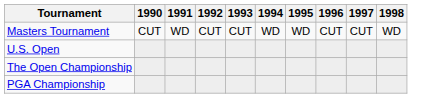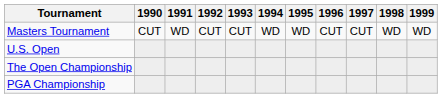+ column: (422, 13)
